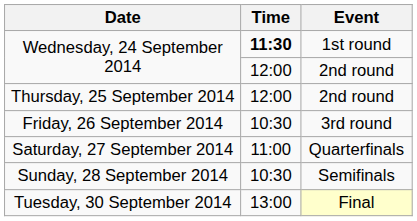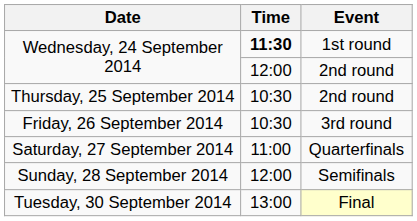(271, 96) 12:00 -> (271, 96) 10:30
(271, 176) 10:30 -> (271, 176) 12:00
